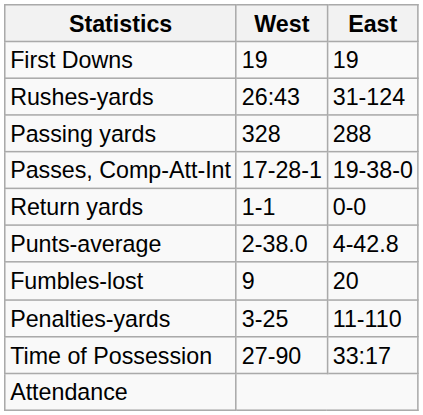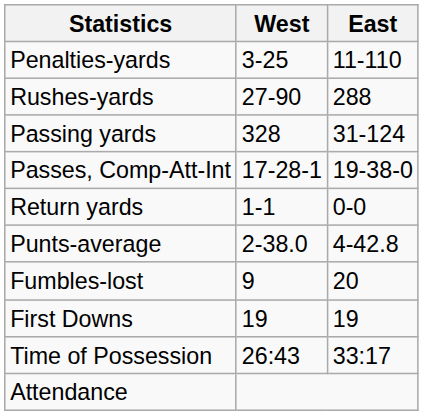rows swapped: (71, 60) <-> (90, 318)
(271, 97) 26:43 -> (272, 97) 27-90
(369, 97) 31-124 -> (352, 97) 288
(352, 134) 288 -> (369, 134) 31-124
(272, 355) 27-90 -> (271, 355) 26:43
